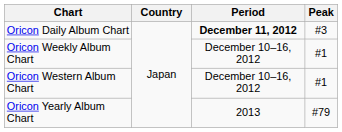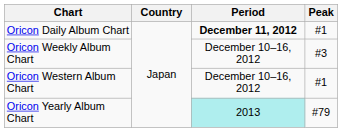(321, 30) #3 -> (321, 30) #1
(321, 53) #1 -> (321, 53) #3
(248, 112) no background -> (248, 112) paleturquoise background
